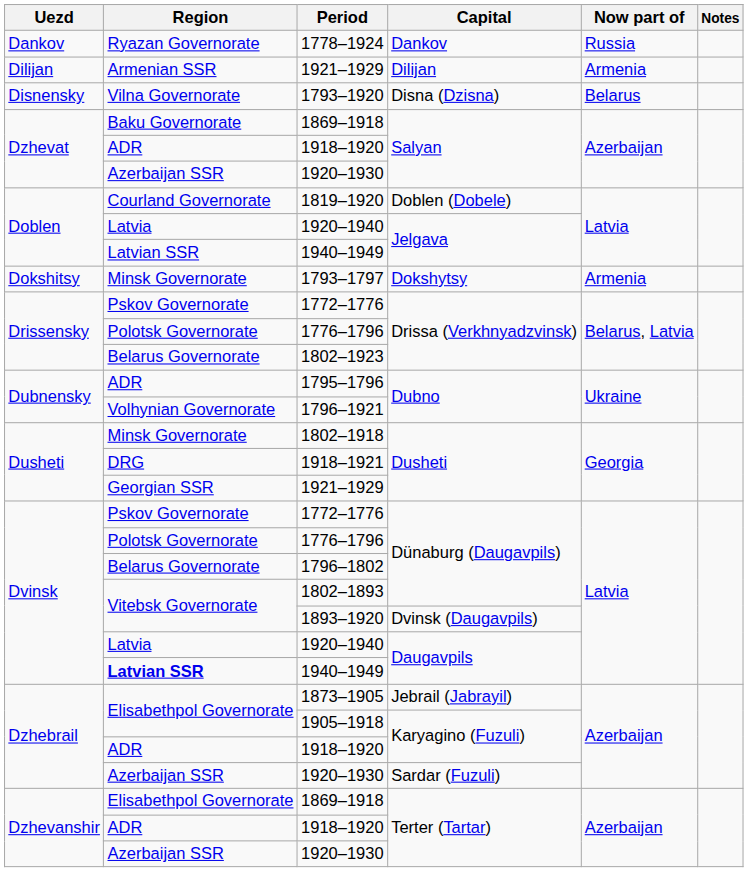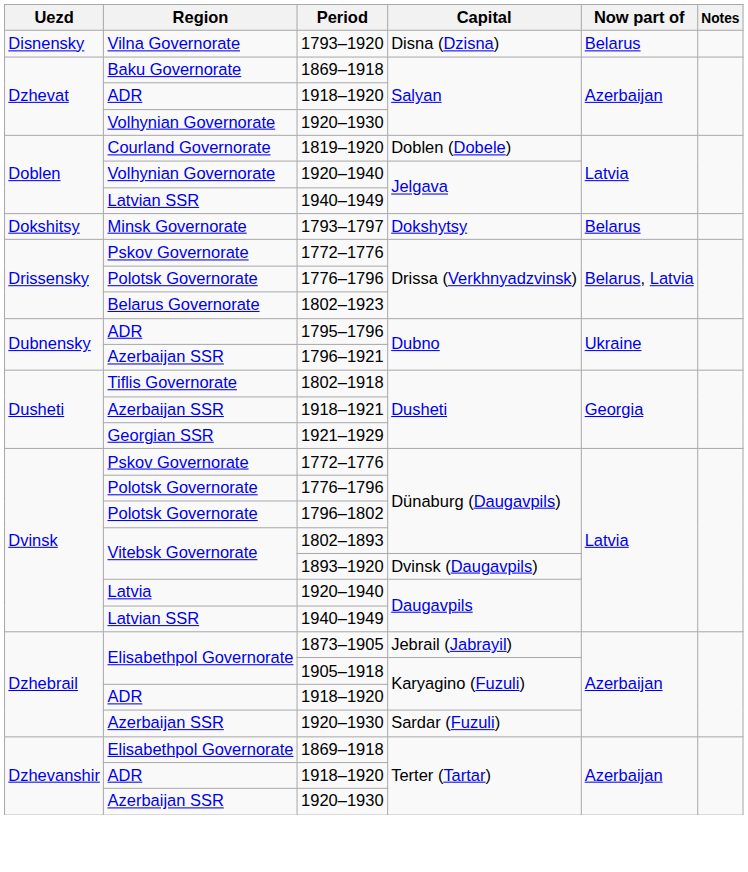- row: (342, 43)
- row: (342, 69)
(166, 174) Azerbaijan SSR -> (191, 122) Volhynian Governorate
(130, 226) Latvia -> (191, 174) Volhynian Governorate
(615, 278) Armenia -> (613, 226) Belarus
(191, 409) Volhynian Governorate -> (166, 357) Azerbaijan SSR
(177, 435) Minsk Governorate -> (172, 383) Tiflis Governorate
(126, 461) DRG -> (166, 409) Azerbaijan SSR
(184, 566) Belarus Governorate -> (183, 514) Polotsk Governorate
(156, 670) bold -> (153, 618) normal
